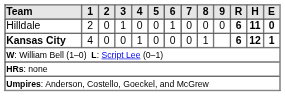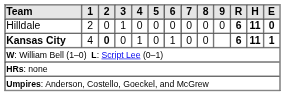(173, 26) 1 -> (173, 26) 0
(107, 40) normal -> (107, 40) bold
(173, 40) 0 -> (173, 40) 1
(206, 40) 1 -> (206, 40) 0
(255, 40) 12 -> (255, 40) 11
